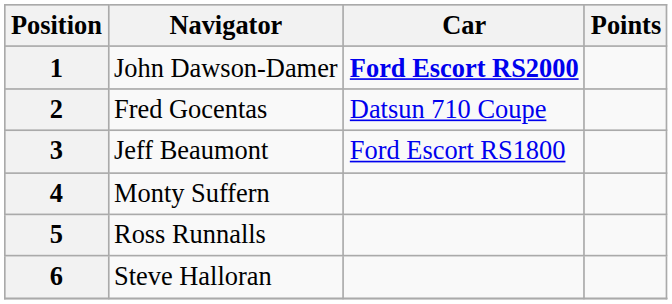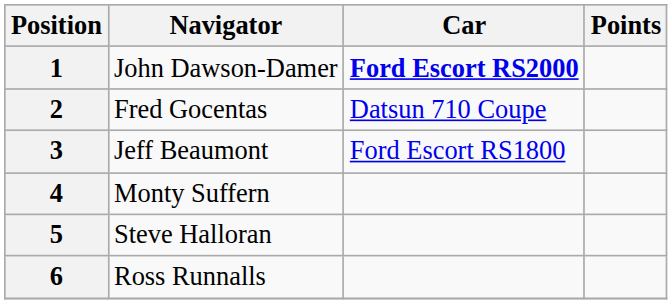(190, 234) Ross Runnalls -> (193, 234) Steve Halloran
(193, 276) Steve Halloran -> (190, 276) Ross Runnalls
